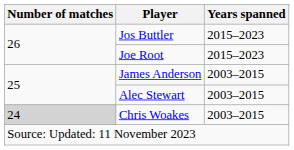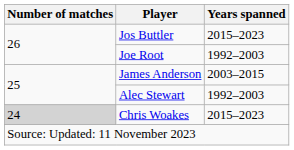(236, 54) 2015–2023 -> (236, 54) 1992–2003
(236, 94) 2003–2015 -> (236, 94) 1992–2003
(236, 114) 2003–2015 -> (236, 114) 2015–2023
